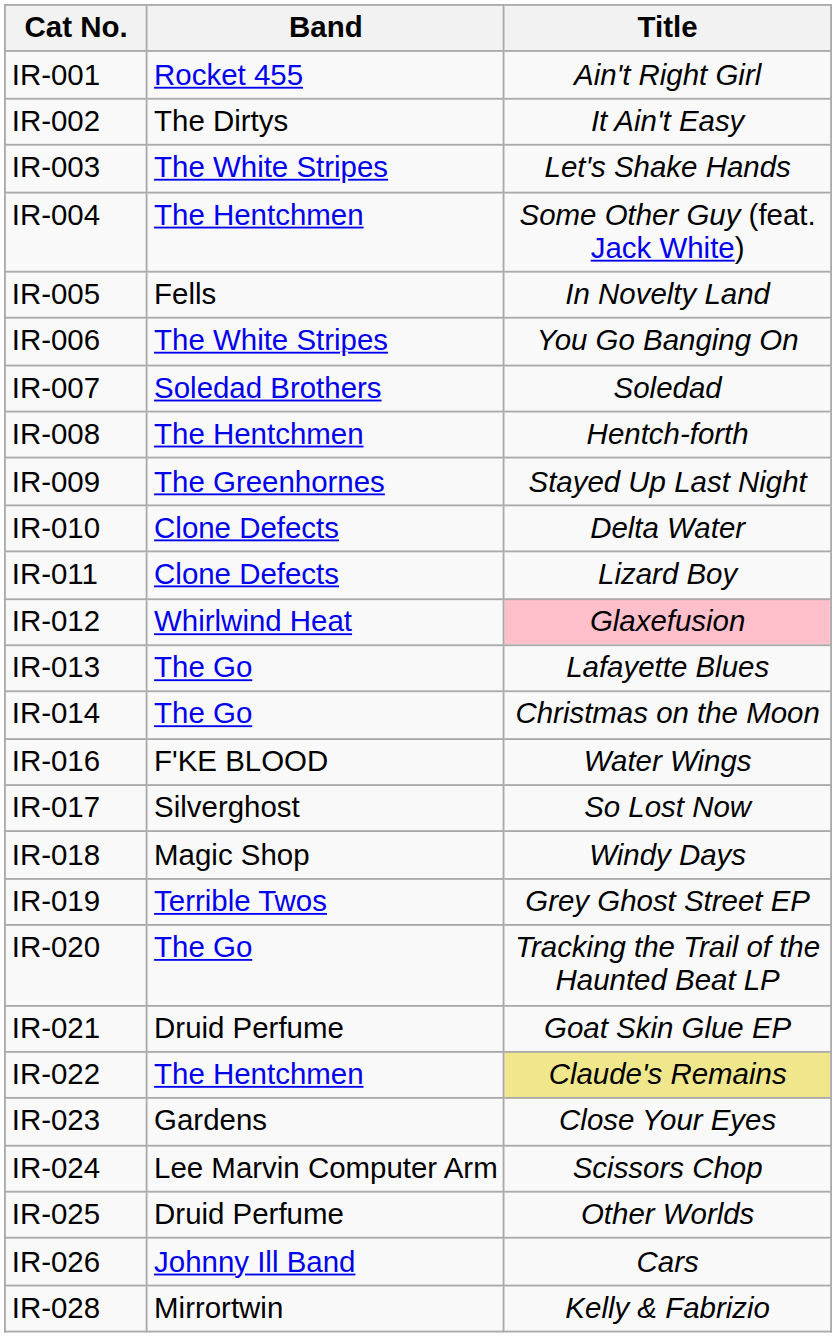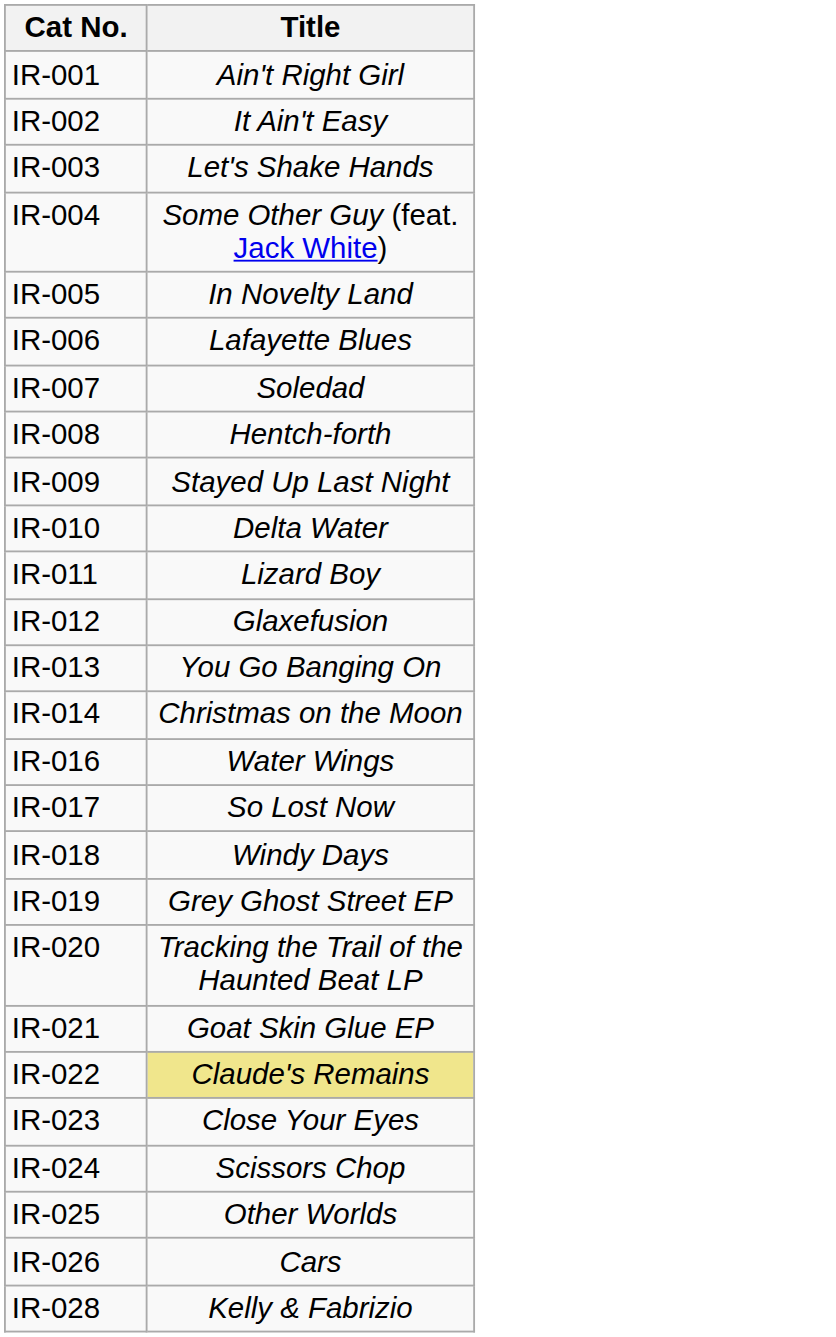- column: (326, 27)
(668, 341) You Go Banging On -> (310, 341) Lafayette Blues
(668, 621) pink background -> (310, 621) no background
(668, 667) Lafayette Blues -> (310, 667) You Go Banging On
